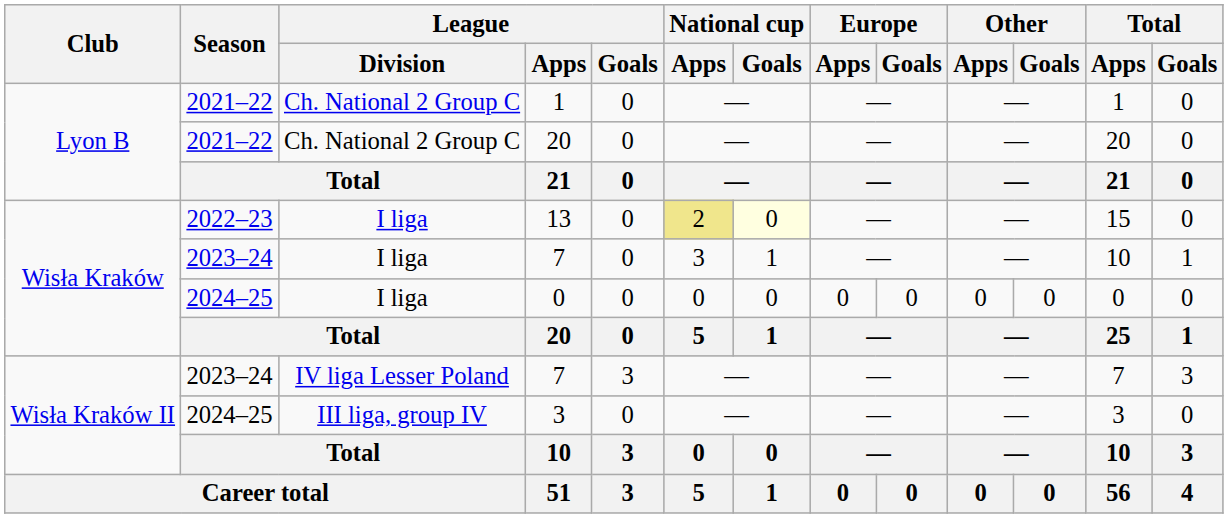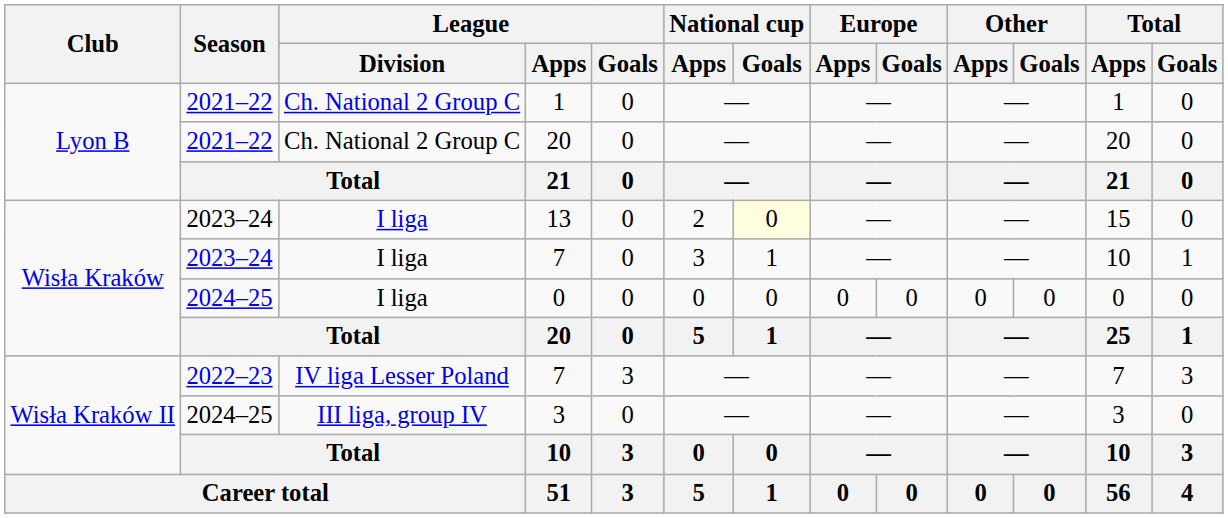(230, 219) 2022–23 -> (230, 219) 2023–24
(699, 219) khaki background -> (699, 219) no background
(230, 375) 2023–24 -> (230, 375) 2022–23
